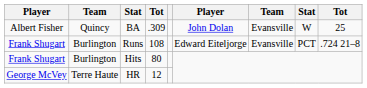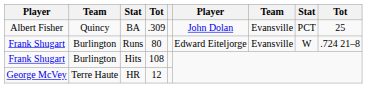(307, 28) W -> (307, 28) PCT
(156, 43) 108 -> (156, 43) 80
(307, 43) PCT -> (307, 43) W
(156, 59) 80 -> (156, 59) 108
